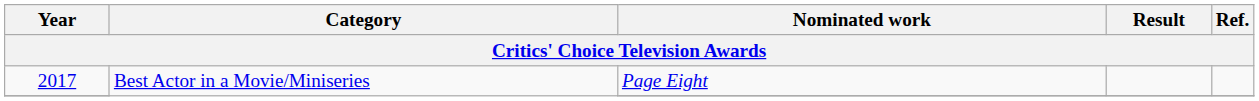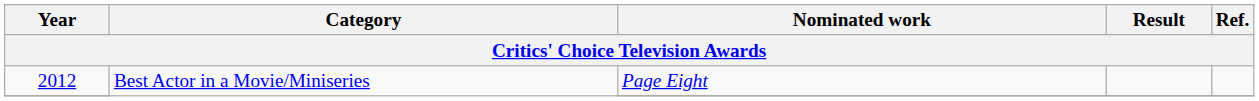(57, 80) 2017 -> (57, 80) 2012
